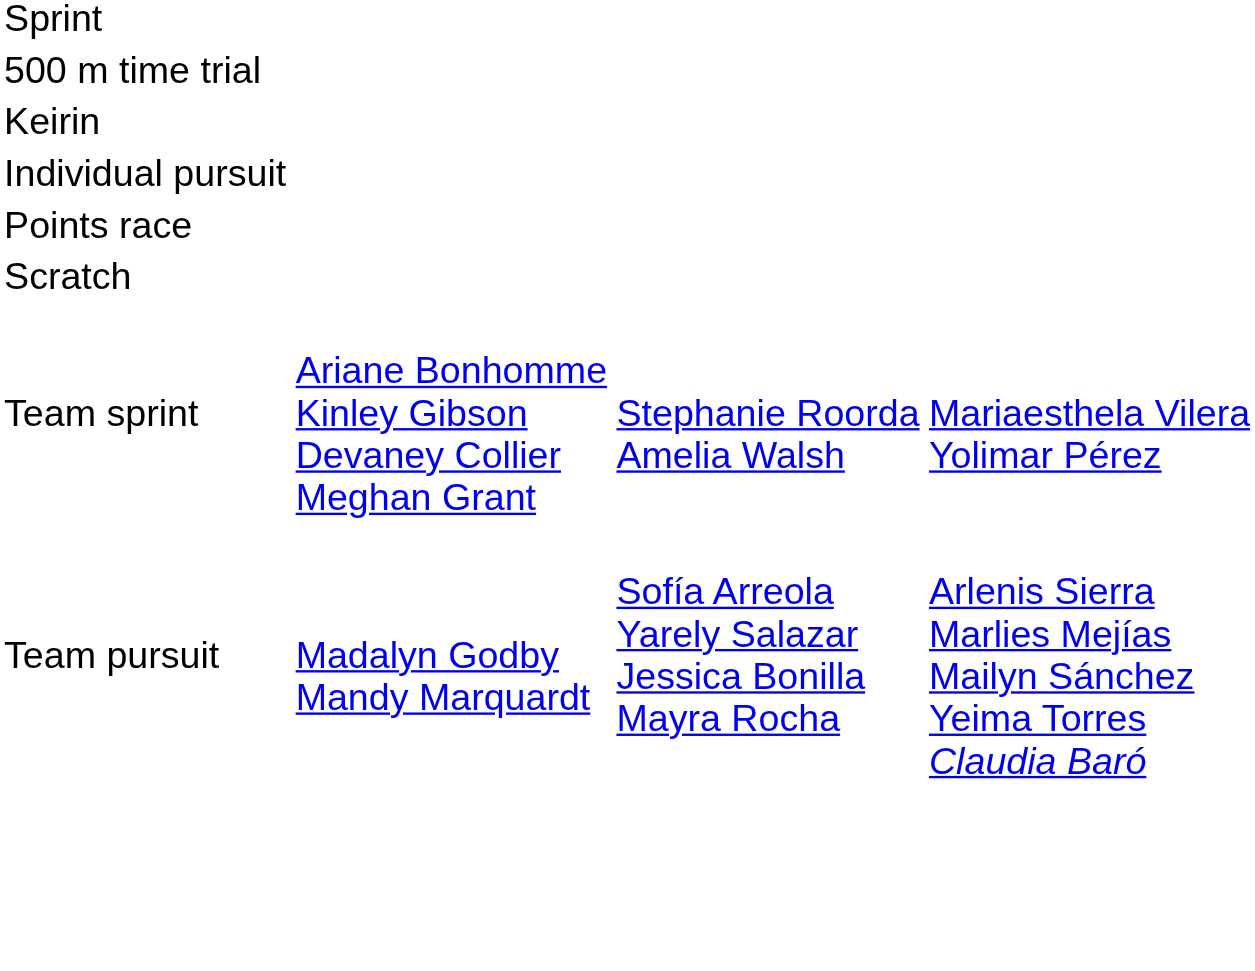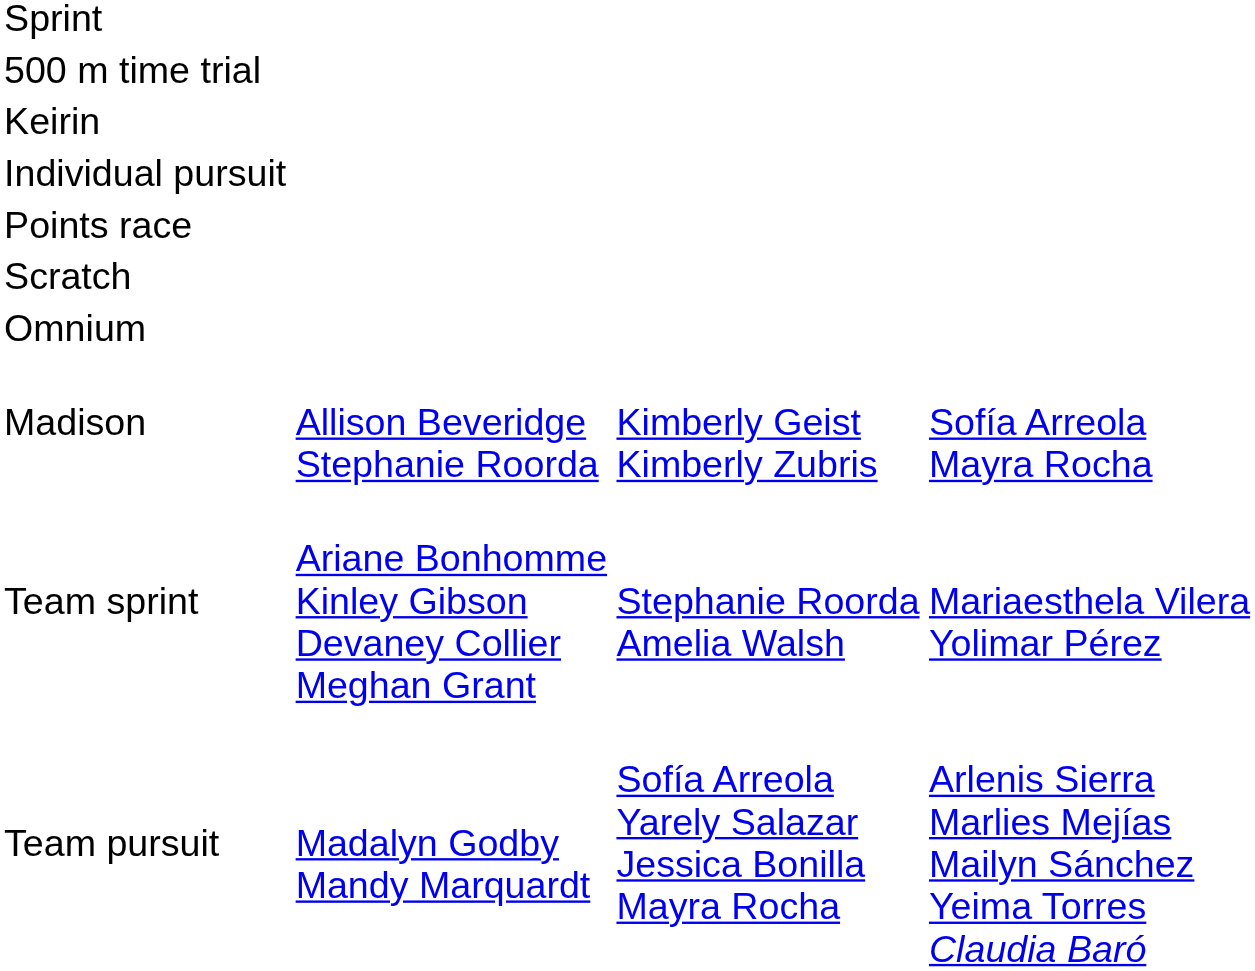+ row: (75, 328)
+ row: (75, 422)
